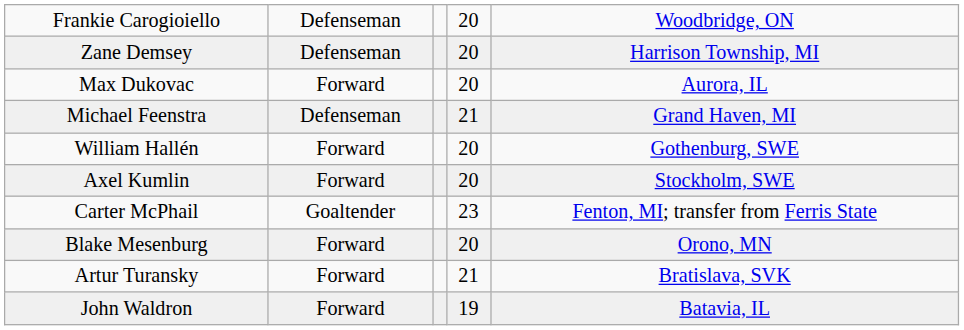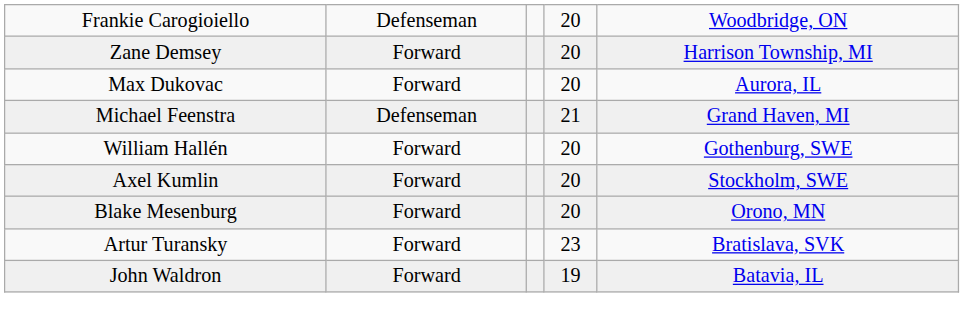(350, 52) Defenseman -> (427, 52) Forward
- row: (136, 212)
(468, 276) 21 -> (571, 244) 23
